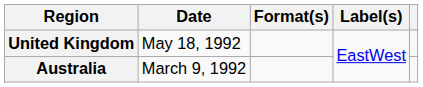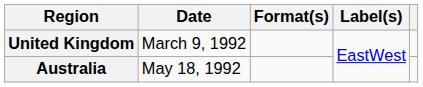(191, 43) May 18, 1992 -> (194, 43) March 9, 1992
(194, 69) March 9, 1992 -> (191, 69) May 18, 1992
